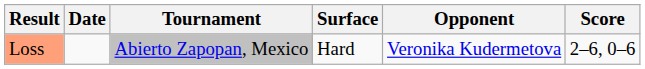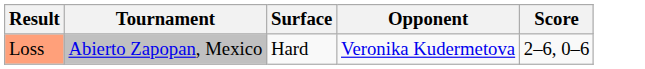- column: (87, 19)
